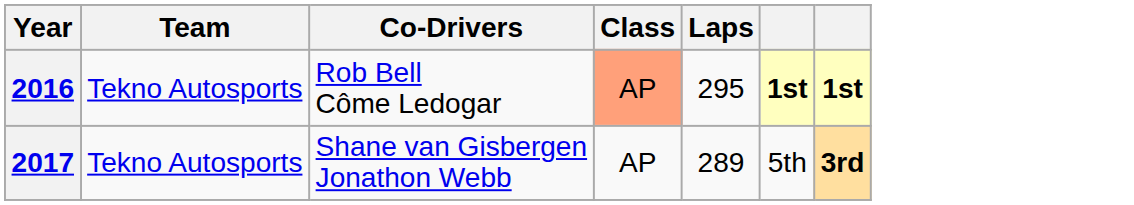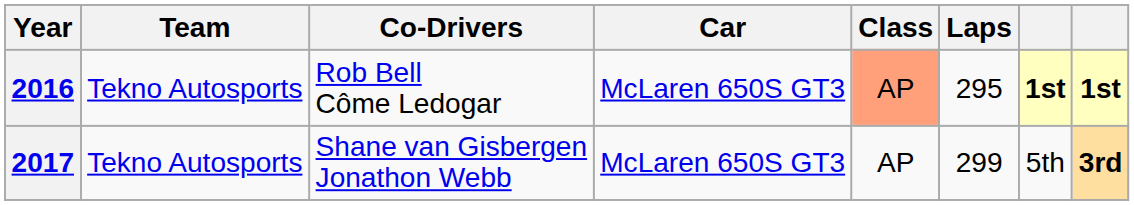+ column: (723, 28)
(721, 163) 289 -> (979, 163) 299
